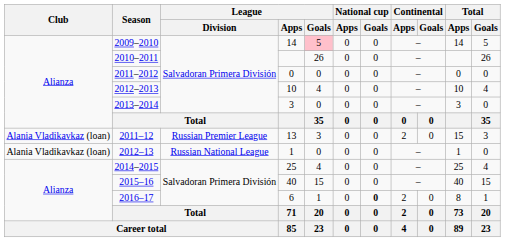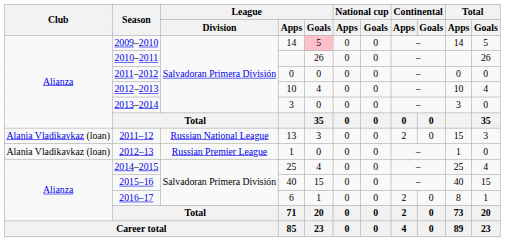(219, 136) Russian Premier League -> (219, 136) Russian National League
(219, 151) Russian National League -> (219, 151) Russian Premier League
(376, 197) bold -> (376, 197) normal
